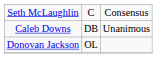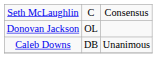rows swapped: (43, 28) <-> (43, 45)
